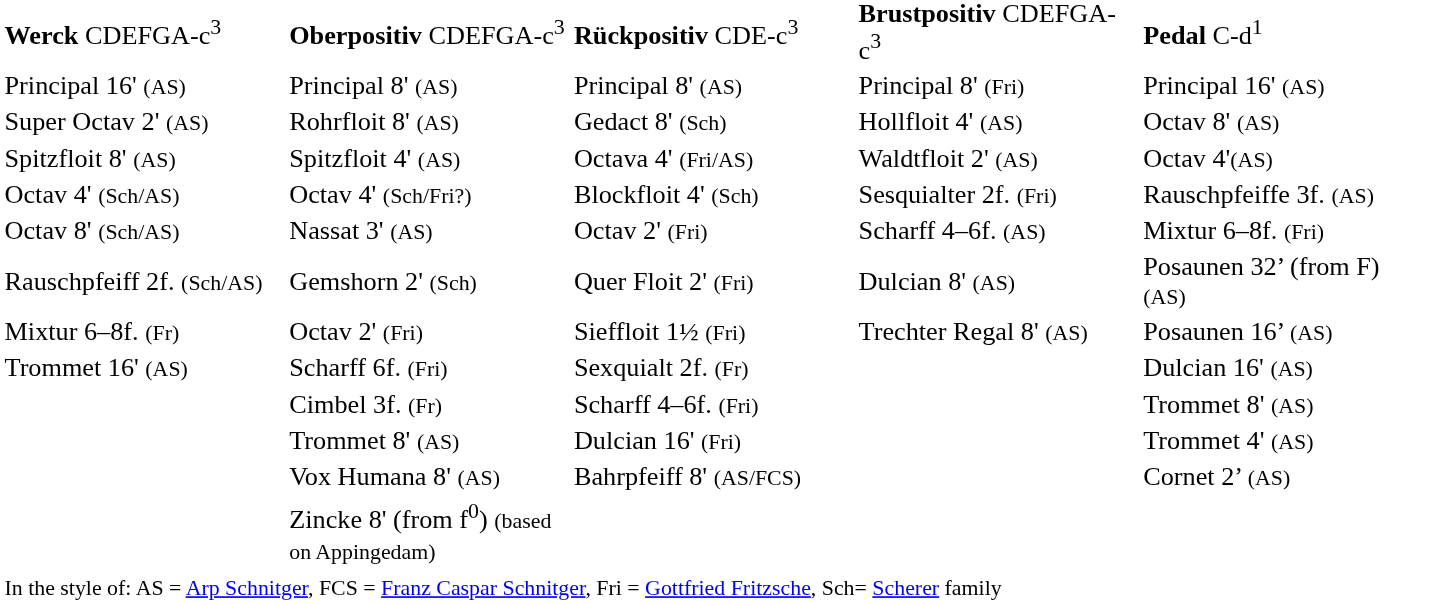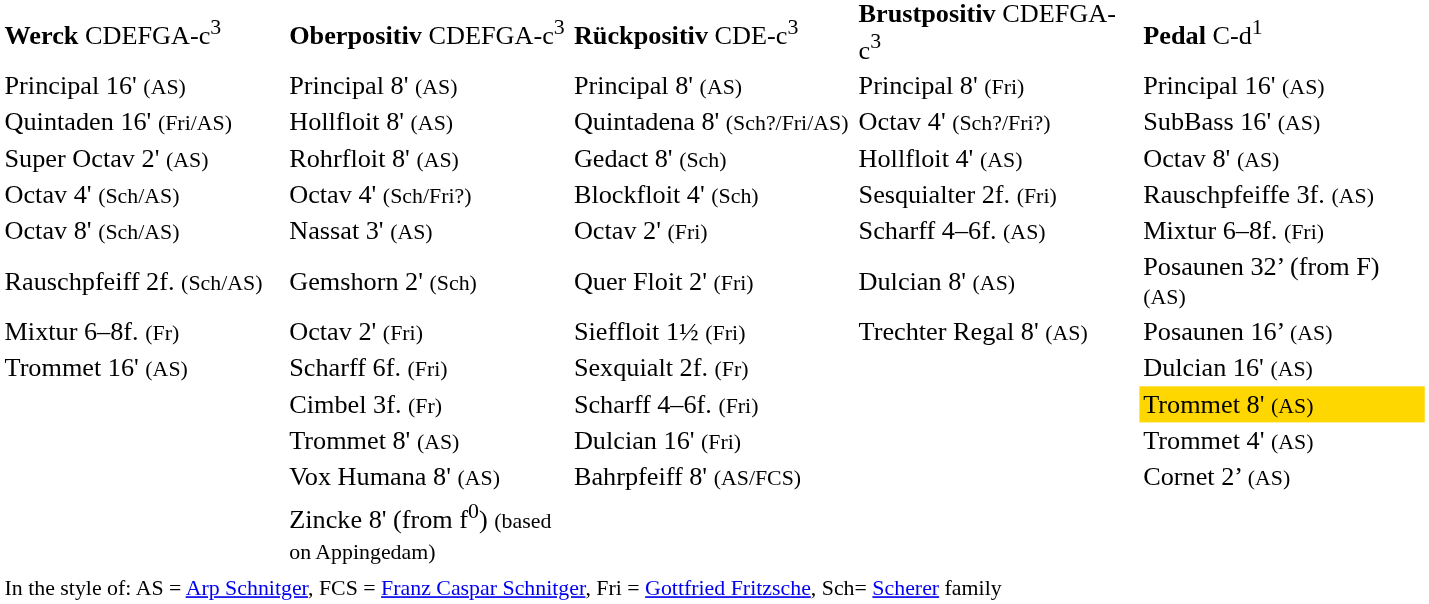+ row: (371, 122)
- row: (375, 158)
(1228, 404) no background -> (1228, 404) gold background
